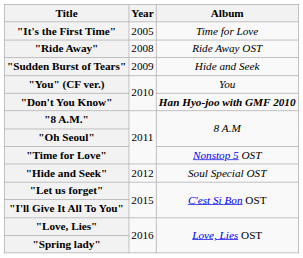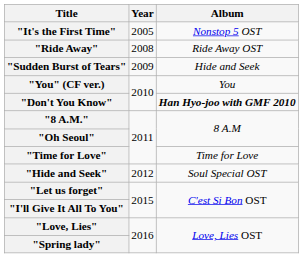(227, 31) Time for Love -> (227, 31) Nonstop 5 OST
(227, 155) Nonstop 5 OST -> (227, 155) Time for Love
